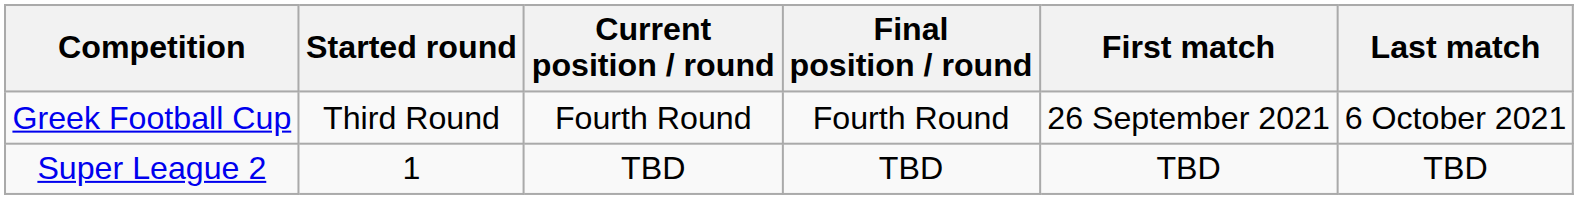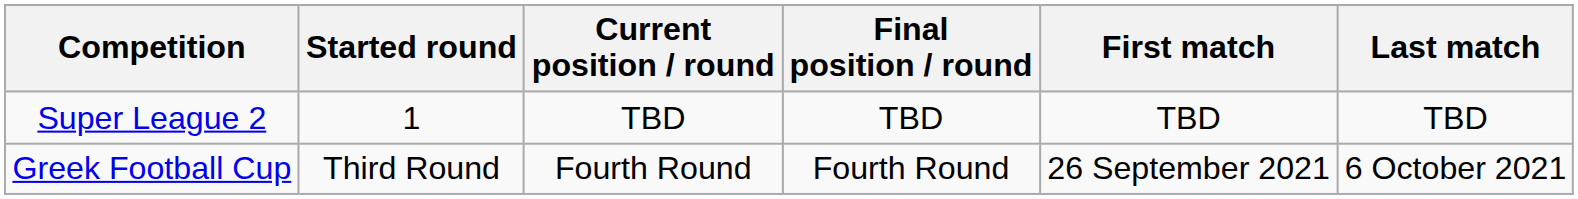rows swapped: (152, 168) <-> (152, 117)
